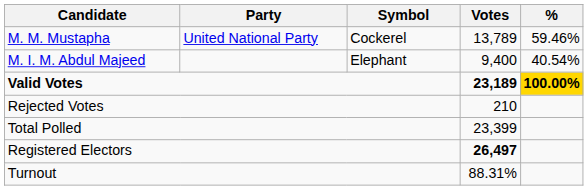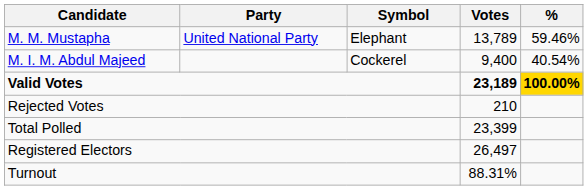(378, 38) Cockerel -> (378, 38) Elephant
(378, 60) Elephant -> (378, 60) Cockerel
(495, 151) bold -> (495, 151) normal
